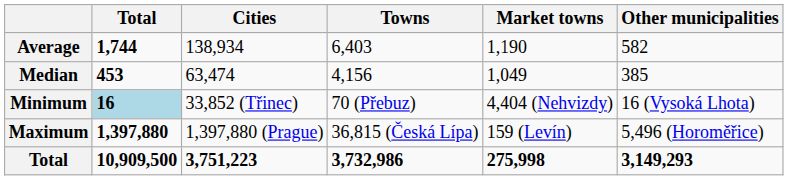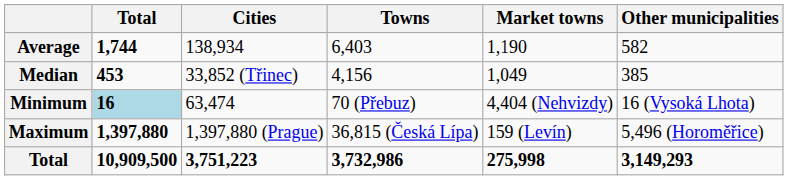(210, 75) 63,474 -> (242, 75) 33,852 (Třinec)
(242, 103) 33,852 (Třinec) -> (210, 103) 63,474
